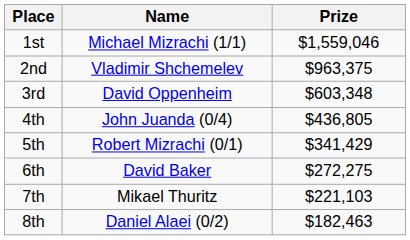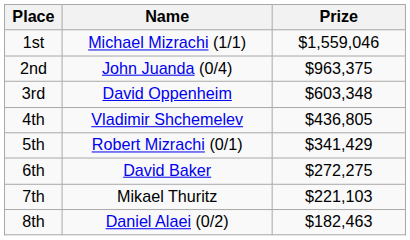(167, 68) Vladimir Shchemelev -> (167, 68) John Juanda (0/4)
(167, 119) John Juanda (0/4) -> (167, 119) Vladimir Shchemelev
